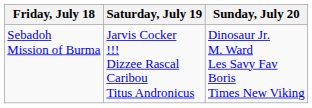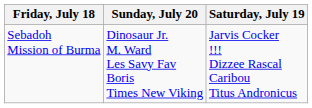columns swapped: (154, 14) <-> (256, 14)
